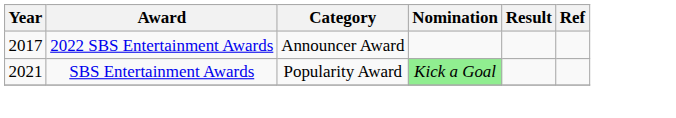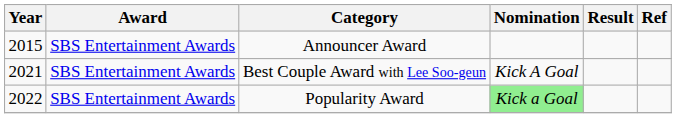(25, 44) 2017 -> (25, 44) 2015
(162, 44) 2022 SBS Entertainment Awards -> (143, 44) SBS Entertainment Awards
+ row: (365, 71)
(25, 71) 2021 -> (25, 98) 2022
